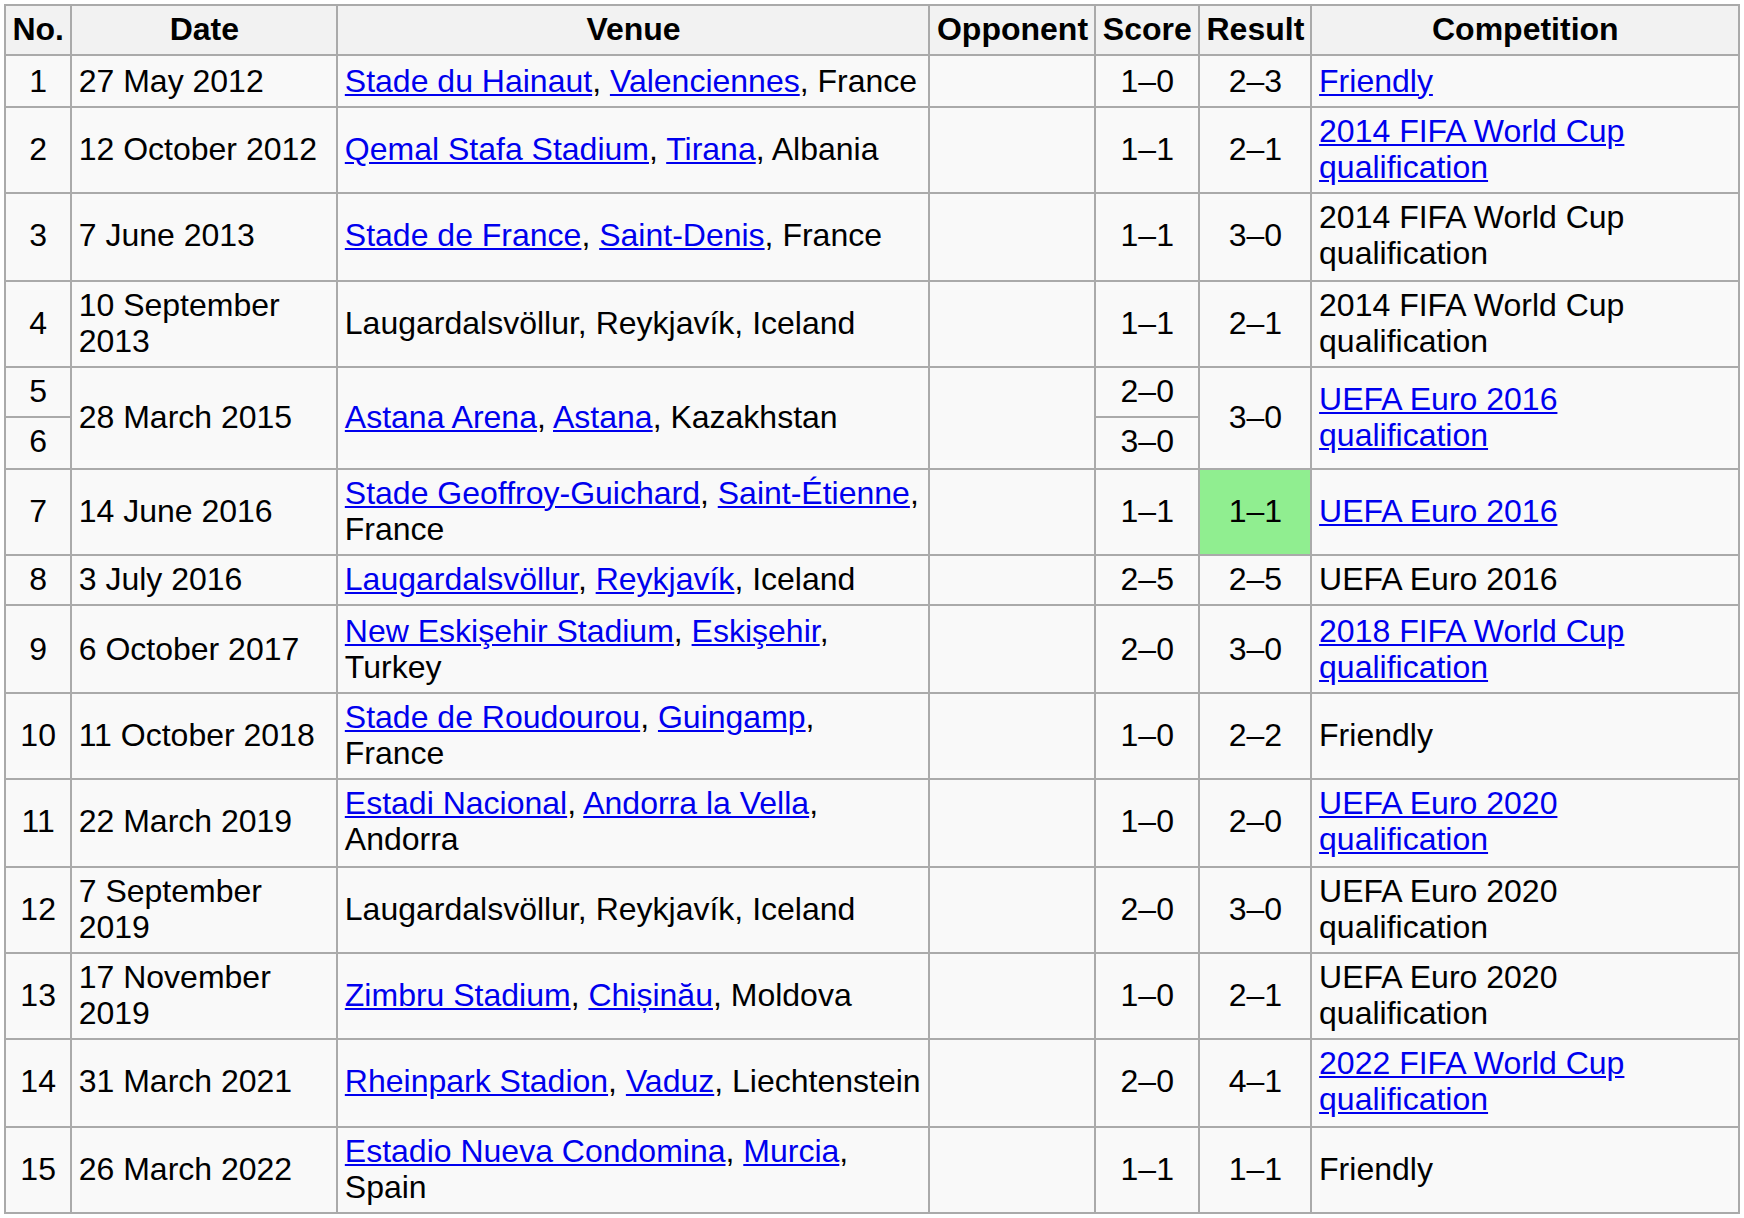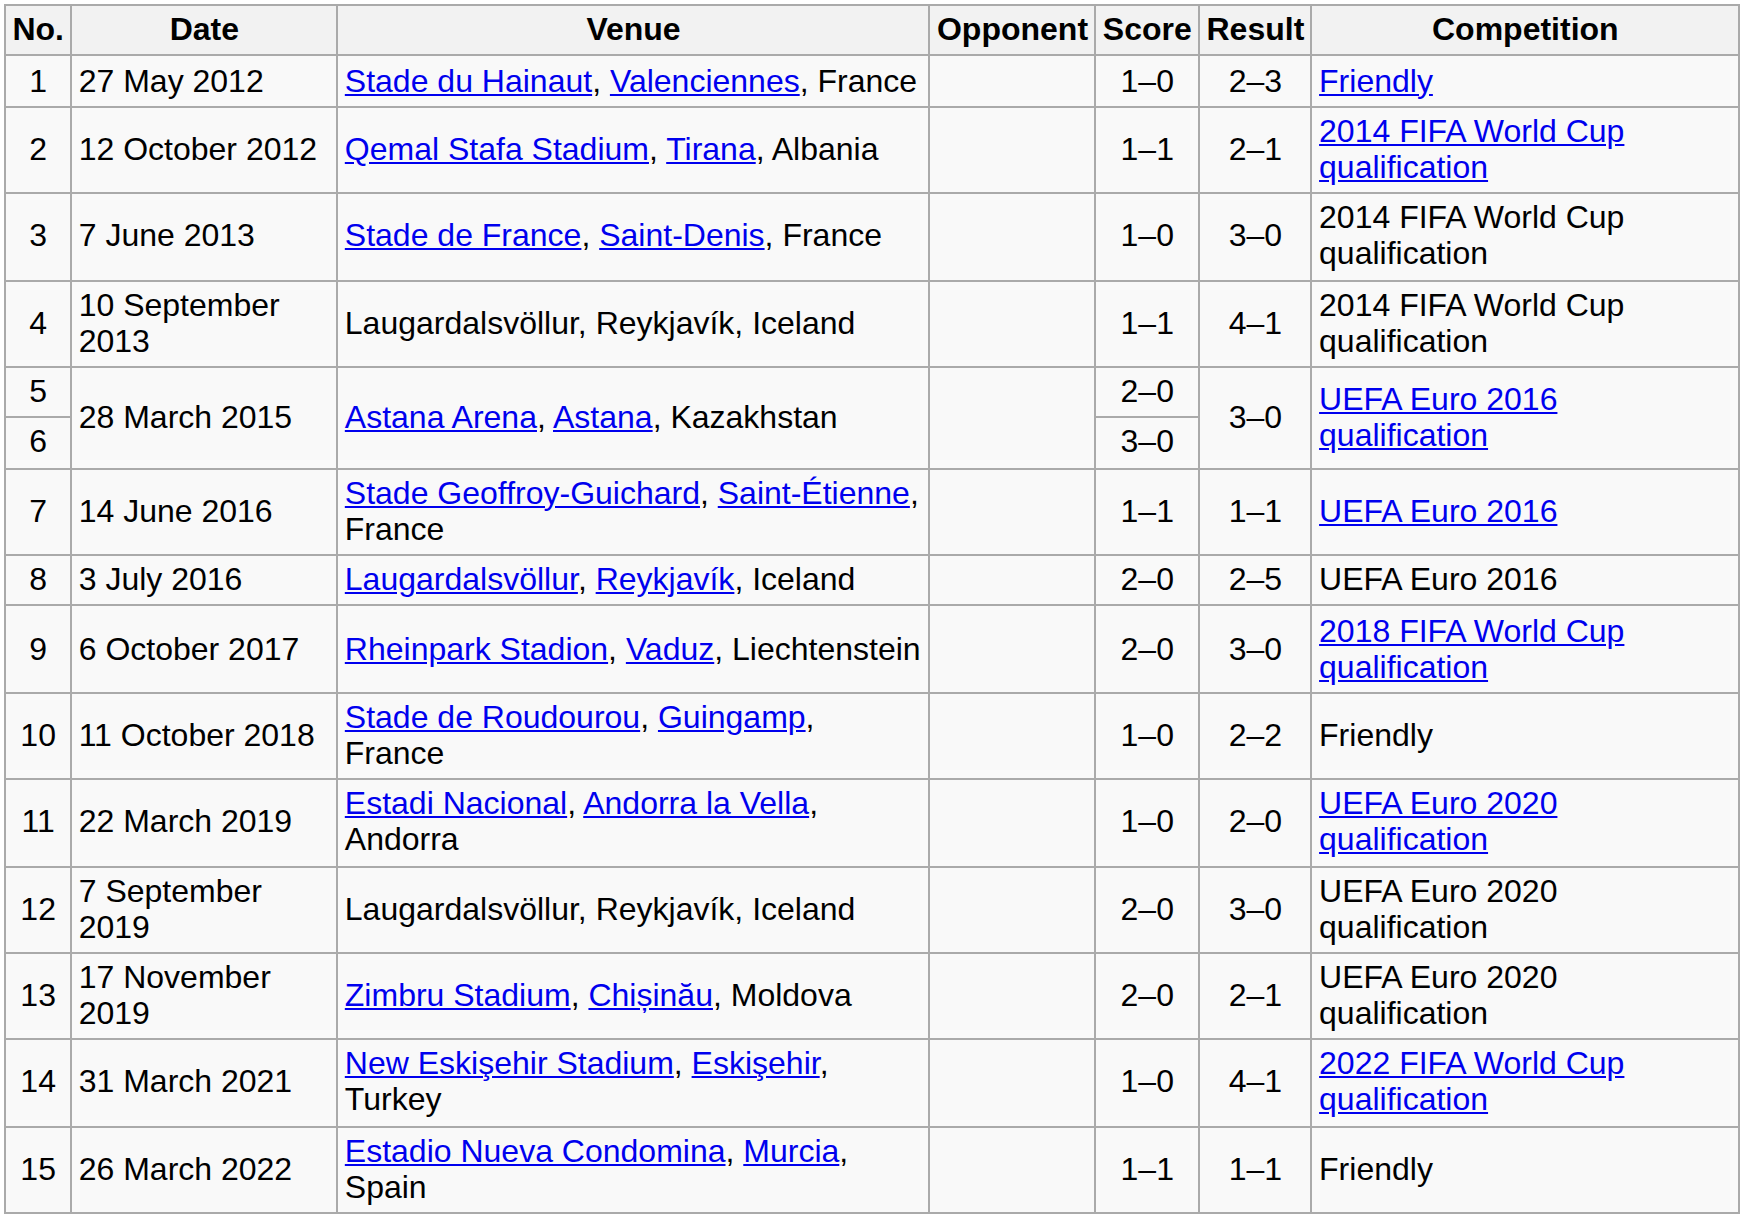(1147, 236) 1–1 -> (1147, 236) 1–0
(1255, 322) 2–1 -> (1255, 322) 4–1
(1255, 511) lightgreen background -> (1255, 511) no background
(1147, 579) 2–5 -> (1147, 579) 2–0
(587, 648) New Eskişehir Stadium, Eskişehir, Turkey -> (633, 648) Rheinpark Stadion, Vaduz, Liechtenstein
(1147, 995) 1–0 -> (1147, 995) 2–0
(633, 1082) Rheinpark Stadion, Vaduz, Liechtenstein -> (587, 1082) New Eskişehir Stadium, Eskişehir, Turkey
(1147, 1082) 2–0 -> (1147, 1082) 1–0
